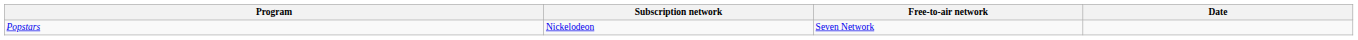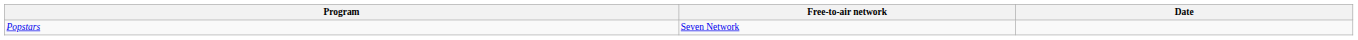- column: (679, 12)
